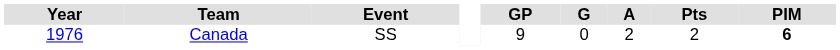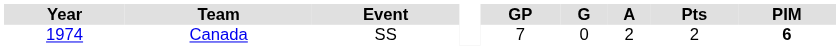(65, 35) 1976 -> (65, 35) 1974
(520, 35) 9 -> (520, 35) 7
